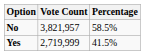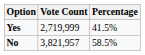rows swapped: (14, 43) <-> (13, 27)
